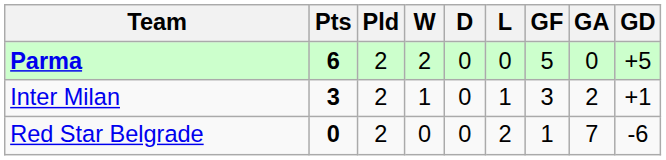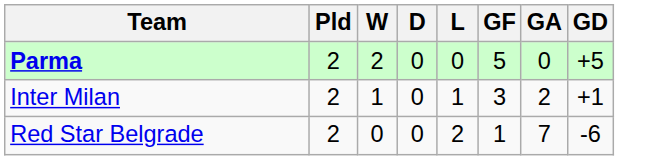- column: (333, 23)
